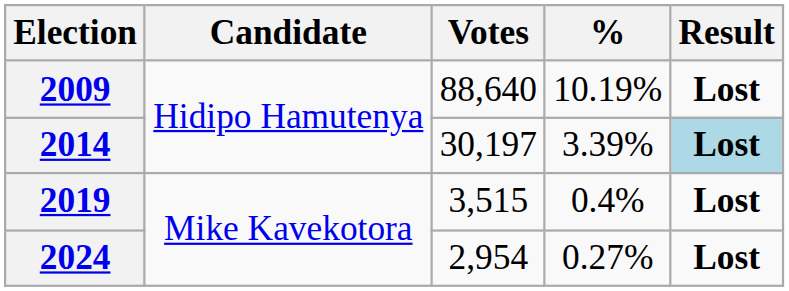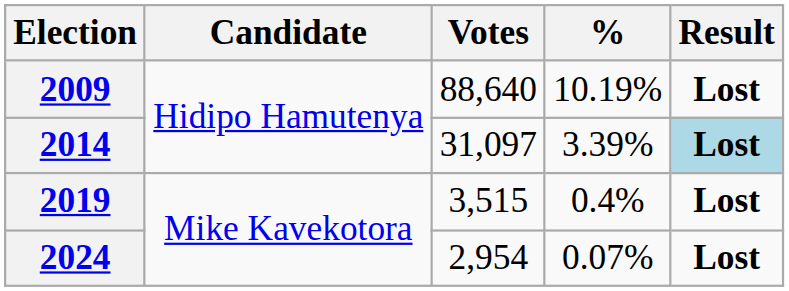(488, 144) 30,197 -> (488, 144) 31,097
(608, 256) 0.27% -> (608, 256) 0.07%
